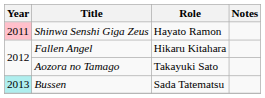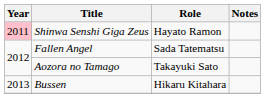(190, 48) Hikaru Kitahara -> (189, 48) Sada Tatematsu
(18, 84) paleturquoise background -> (18, 84) no background
(189, 84) Sada Tatematsu -> (190, 84) Hikaru Kitahara
